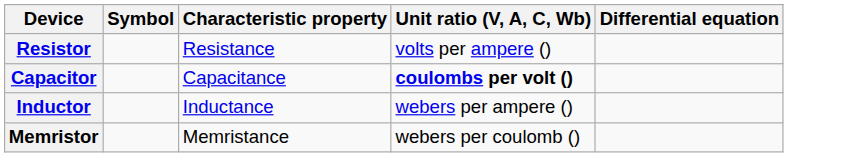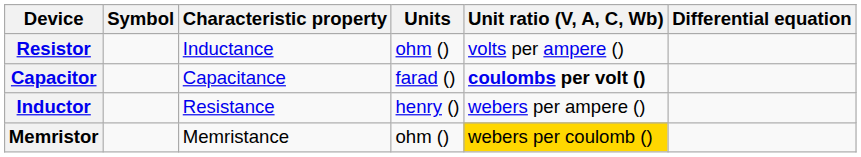+ column: (428, 19)
(229, 48) Resistance -> (228, 48) Inductance
(228, 107) Inductance -> (229, 107) Resistance
(488, 136) no background -> (560, 136) gold background
